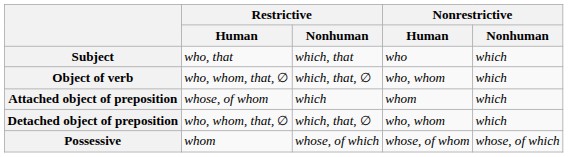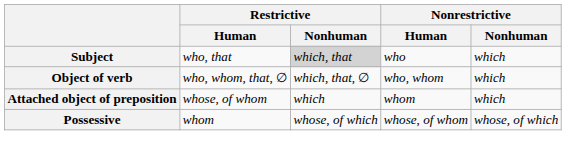(324, 56) no background -> (323, 56) lightgrey background
- row: (93, 120)
